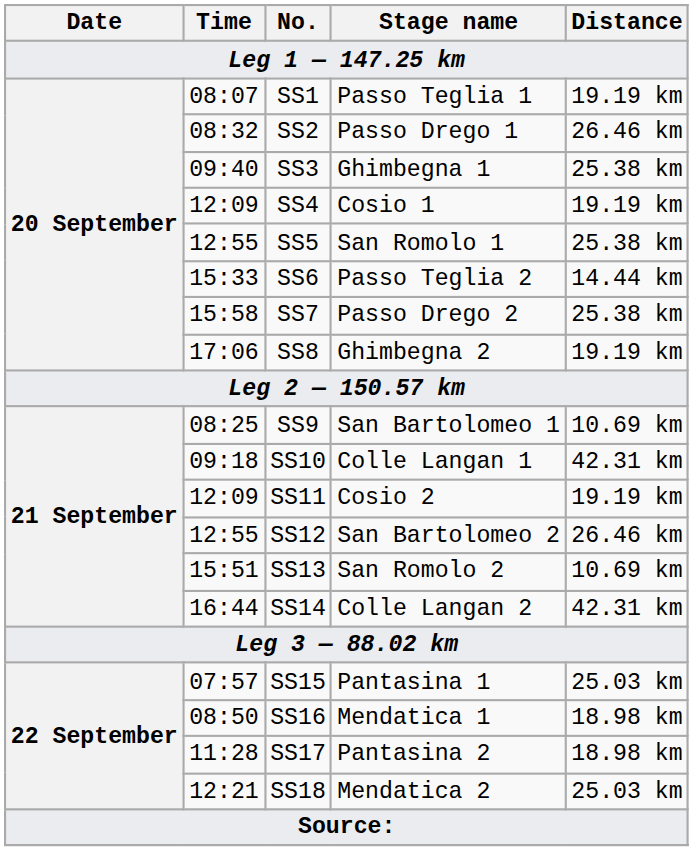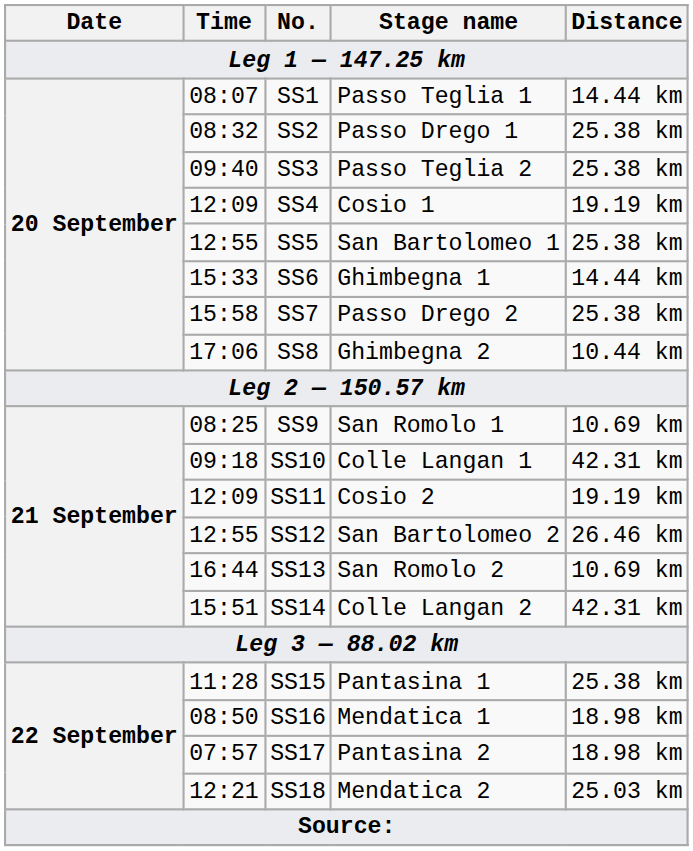(627, 96) 19.19 km -> (627, 96) 14.44 km
(627, 133) 26.46 km -> (627, 133) 25.38 km
(414, 170) Ghimbegna 1 -> (435, 170) Passo Teglia 2
(421, 243) San Romolo 1 -> (449, 243) San Bartolomeo 1
(435, 279) Passo Teglia 2 -> (414, 279) Ghimbegna 1
(627, 352) 19.19 km -> (627, 352) 10.44 km
(449, 425) San Bartolomeo 1 -> (421, 425) San Romolo 1
(224, 572) 15:51 -> (224, 572) 16:44
(224, 608) 16:44 -> (224, 608) 15:51
(224, 681) 07:57 -> (224, 681) 11:28
(627, 681) 25.03 km -> (627, 681) 25.38 km
(224, 754) 11:28 -> (224, 754) 07:57
